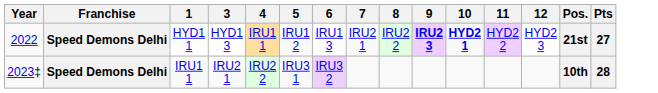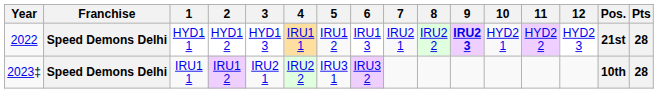+ column: (227, 14)
(465, 39) bold -> (503, 39) normal
(603, 39) 27 -> (641, 39) 28
